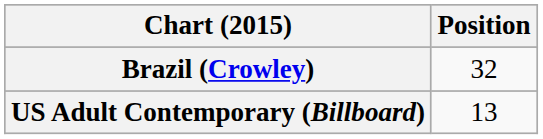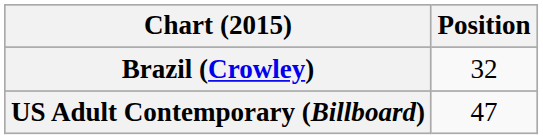(484, 111) 13 -> (484, 111) 47
